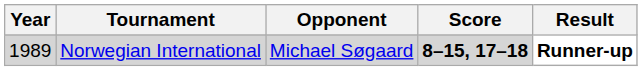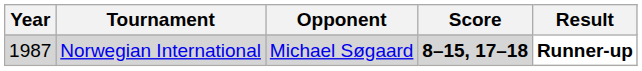(30, 50) 1989 -> (30, 50) 1987
